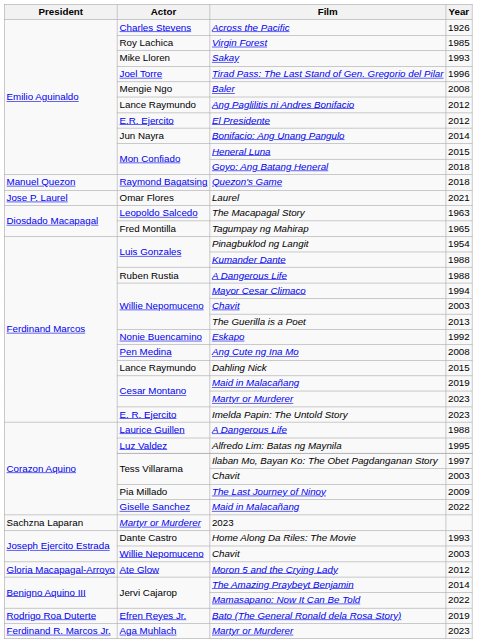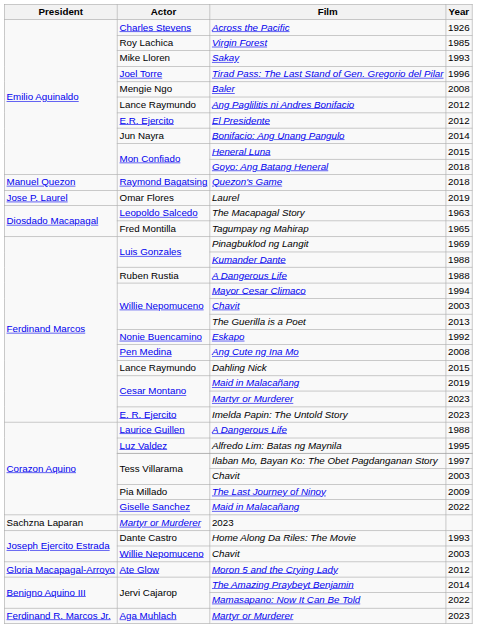(459, 197) 2021 -> (459, 197) 2019
(459, 244) 1954 -> (459, 244) 1969
- row: (51, 615)
